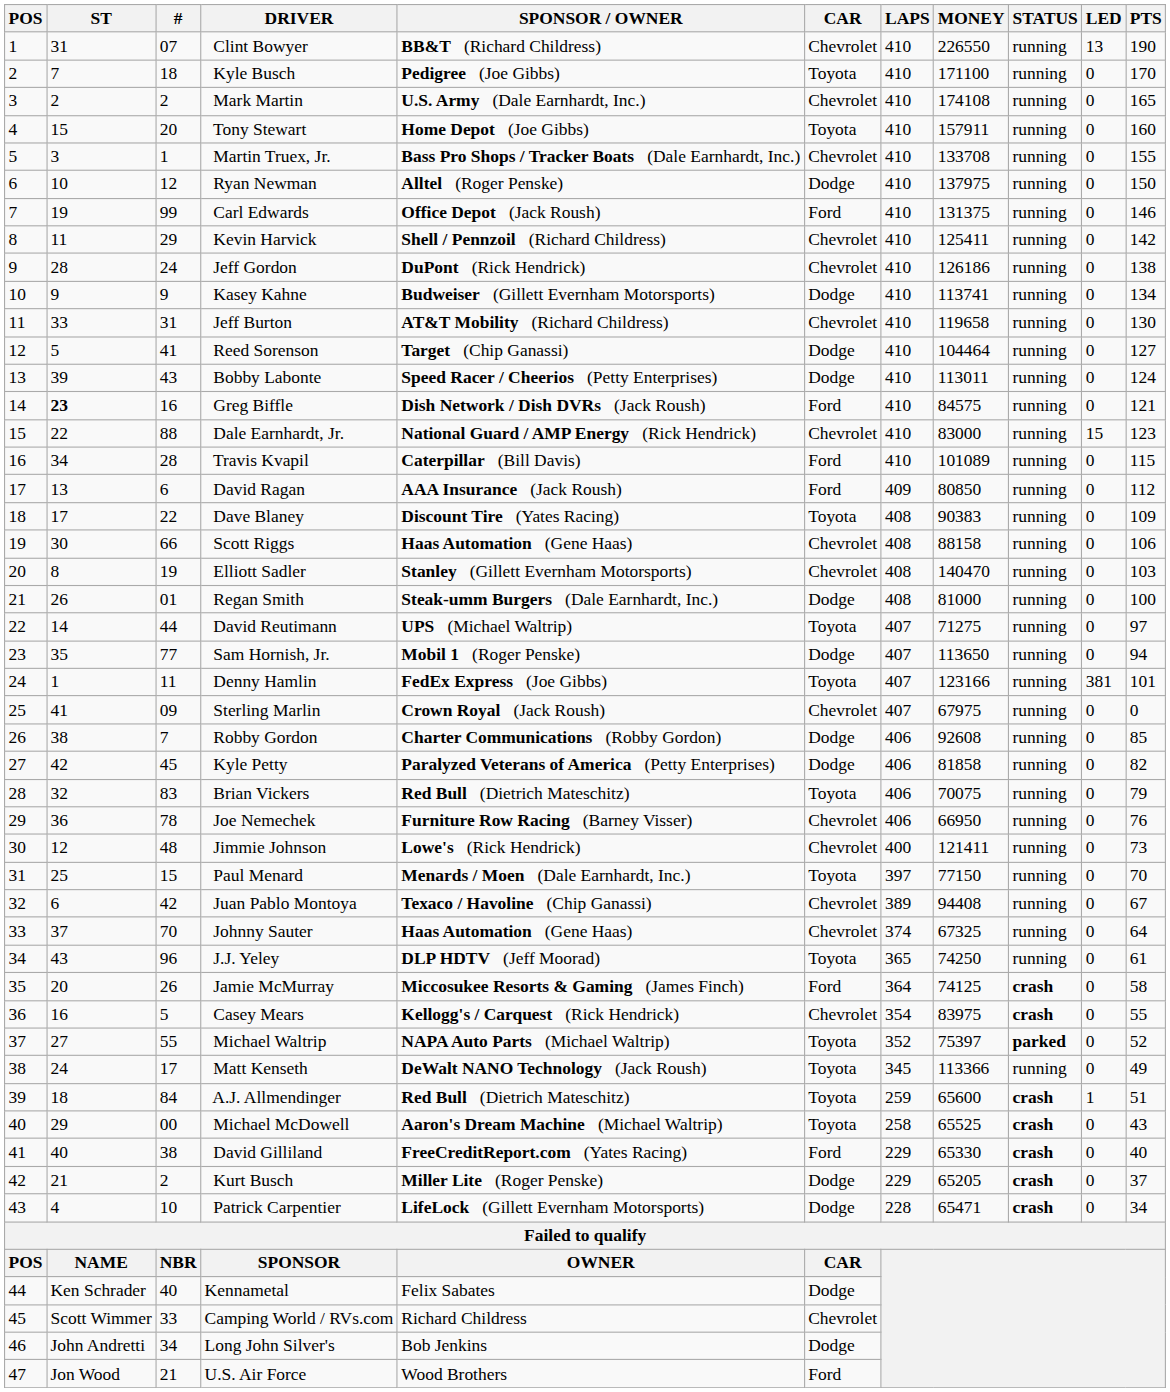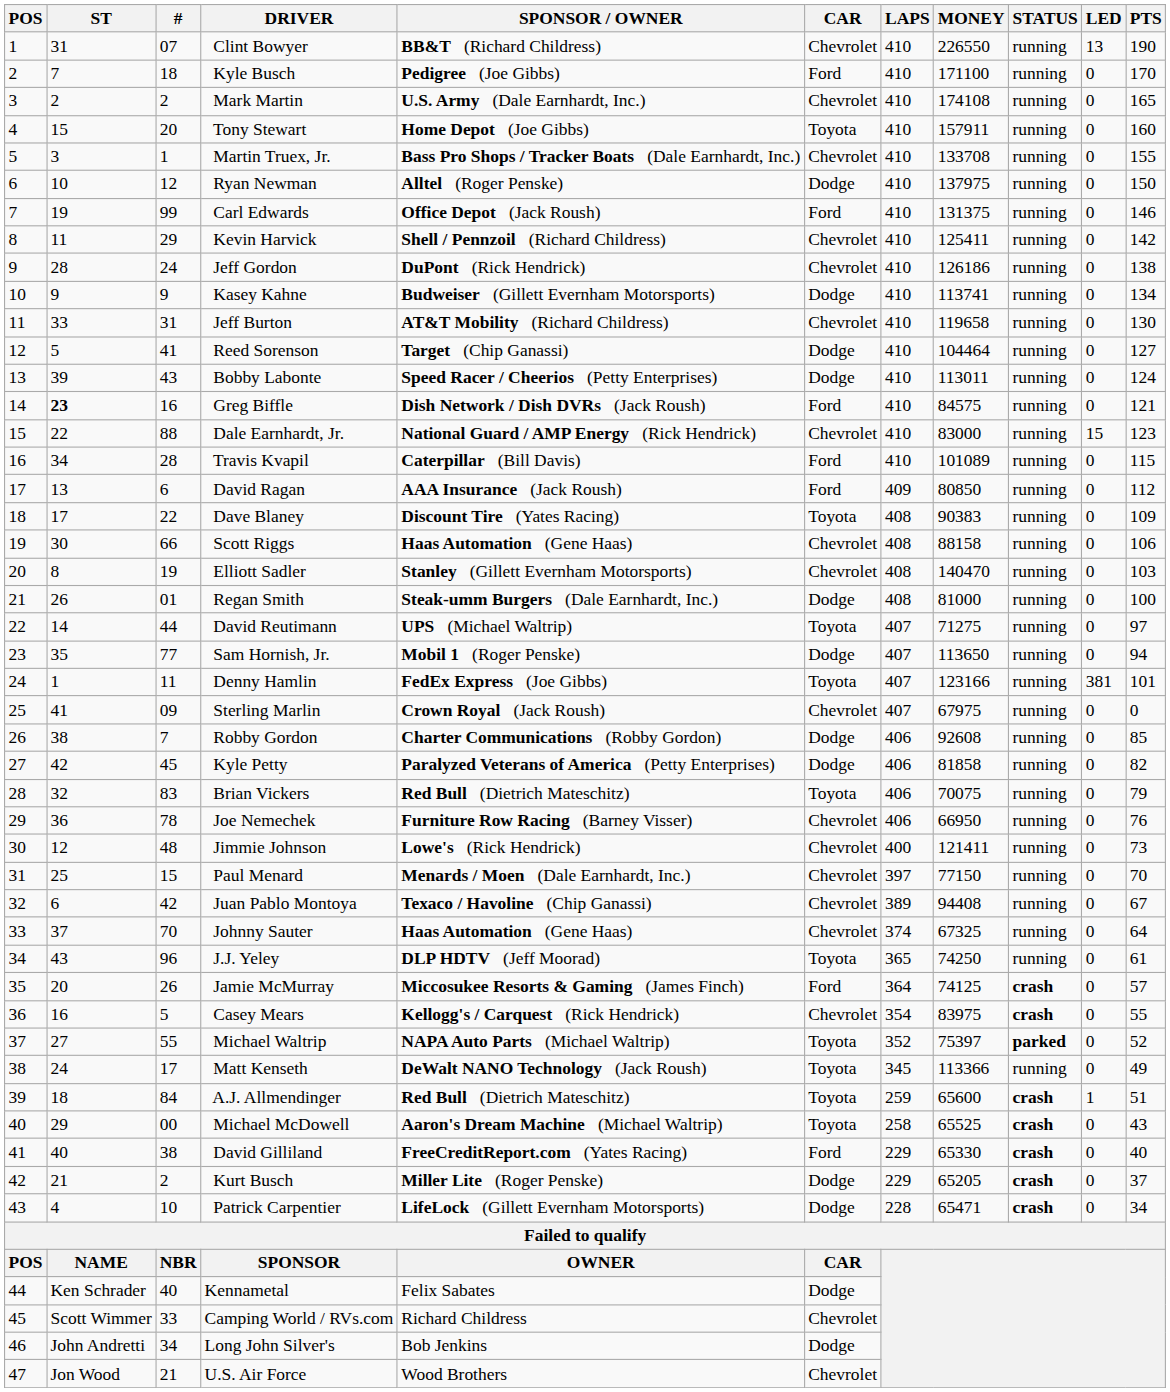(832, 73) Toyota -> (825, 73) Ford
(832, 875) Toyota -> (843, 875) Chevrolet
(1138, 986) 58 -> (1138, 986) 57
(825, 1373) Ford -> (843, 1373) Chevrolet
